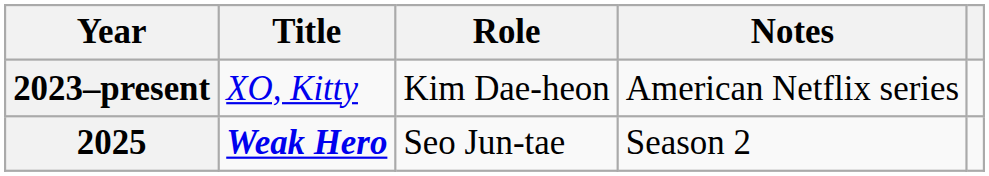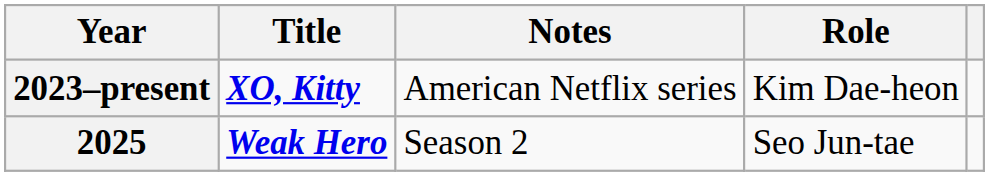columns swapped: (507, 32) <-> (792, 32)
(292, 87) normal -> (293, 87) bold
